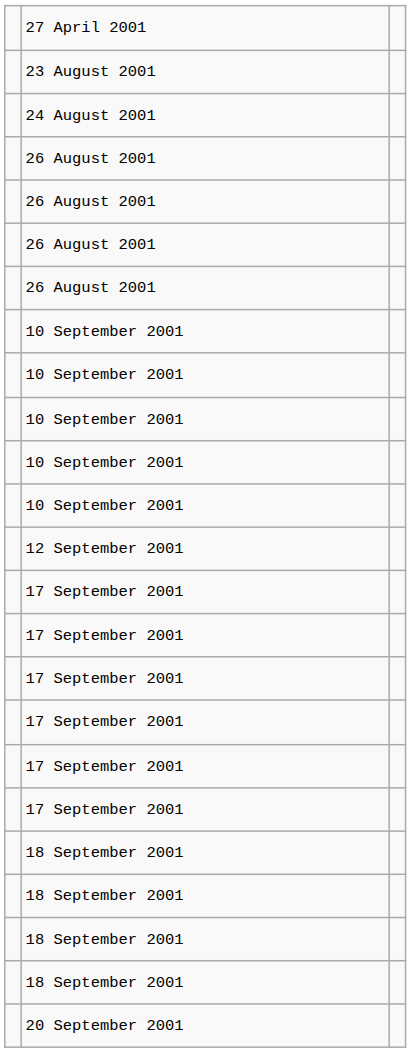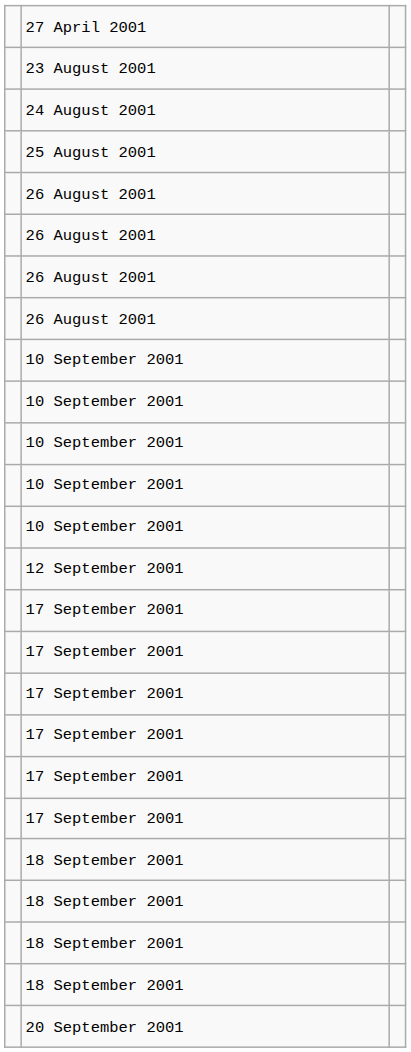+ row: (13, 152)
